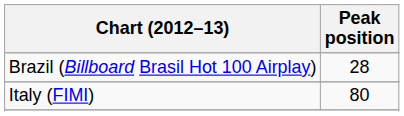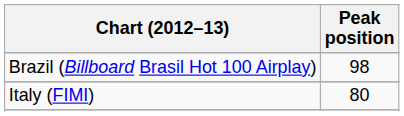(360, 67) 28 -> (360, 67) 98
